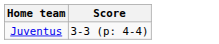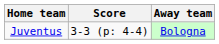+ column: (183, 13)
